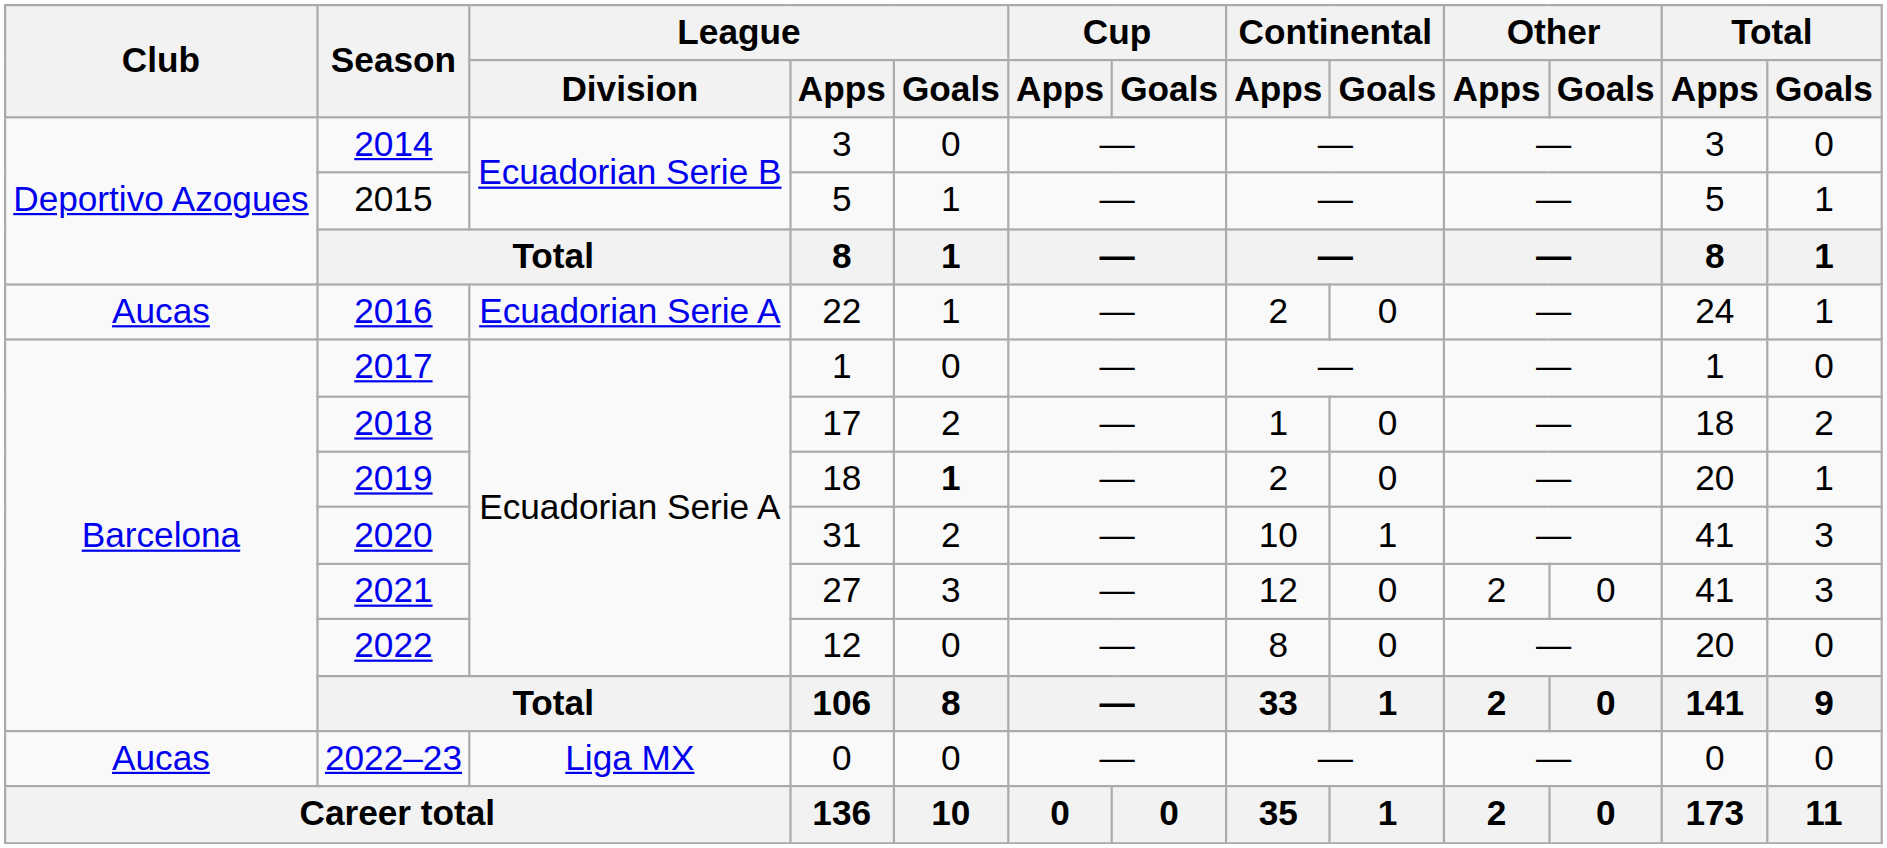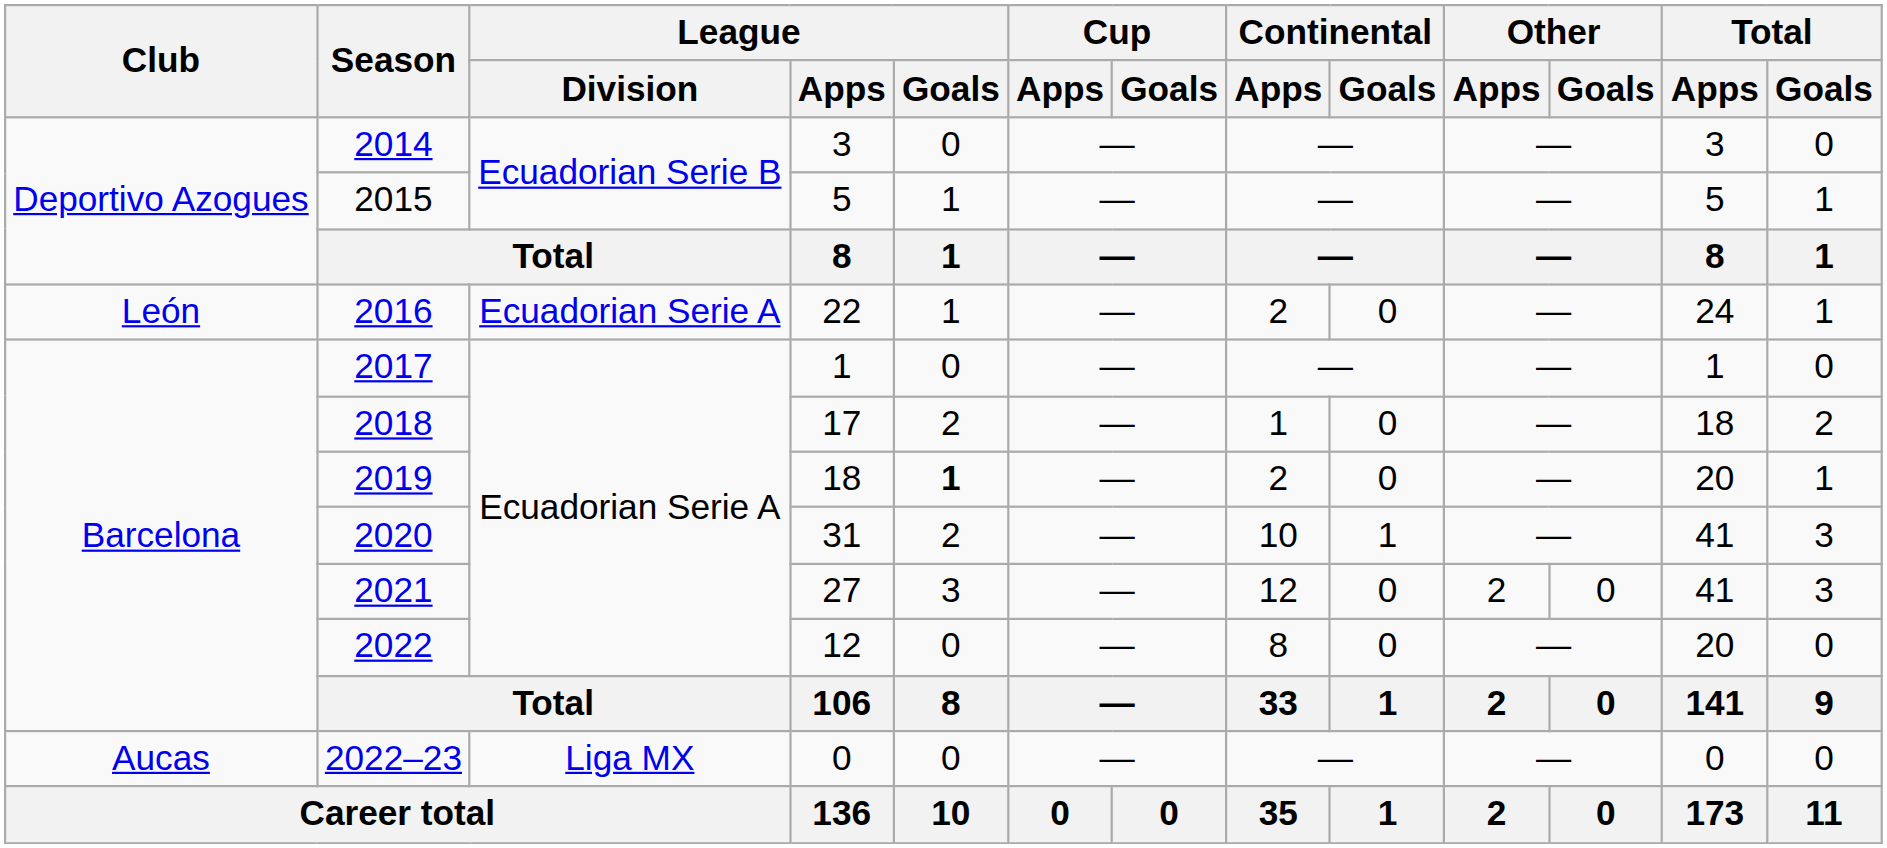(161, 311) Aucas -> (161, 311) León
